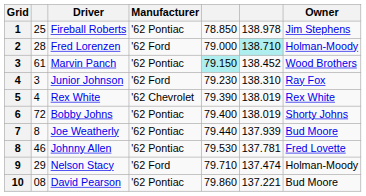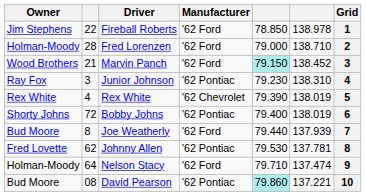columns swapped: (18, 13) <-> (322, 13)
(40, 30) 25 -> (90, 30) 22
(158, 30) '62 Pontiac -> (201, 30) '62 Ford
(261, 47) paleturquoise background -> (312, 47) no background
(40, 64) 61 -> (90, 64) 21
(158, 64) '62 Pontiac -> (201, 64) '62 Ford
(151, 81) '62 Ford -> (208, 81) '62 Pontiac
(158, 132) '62 Pontiac -> (201, 132) '62 Ford
(40, 149) 46 -> (90, 149) 62
(40, 166) 29 -> (90, 166) 64
(221, 183) no background -> (271, 183) paleturquoise background
